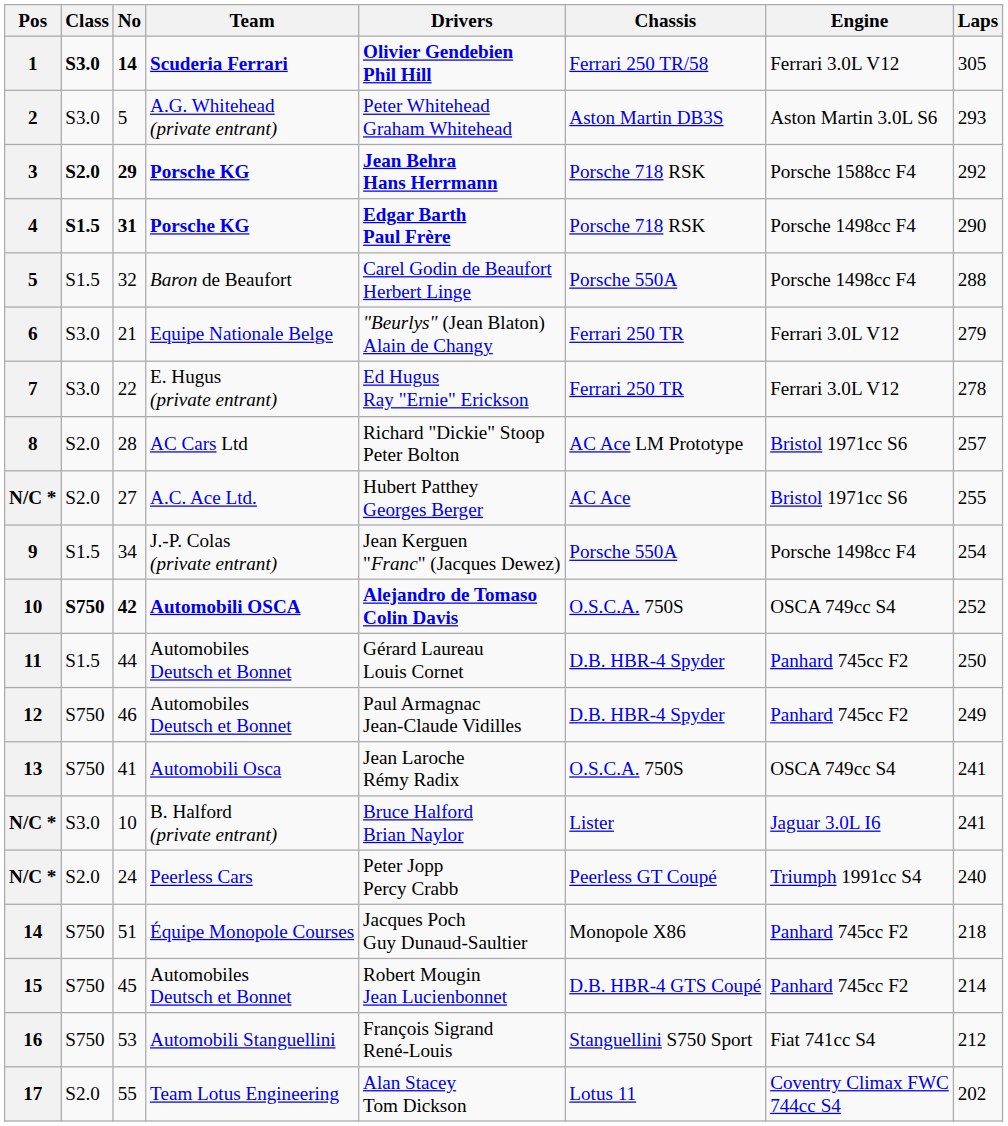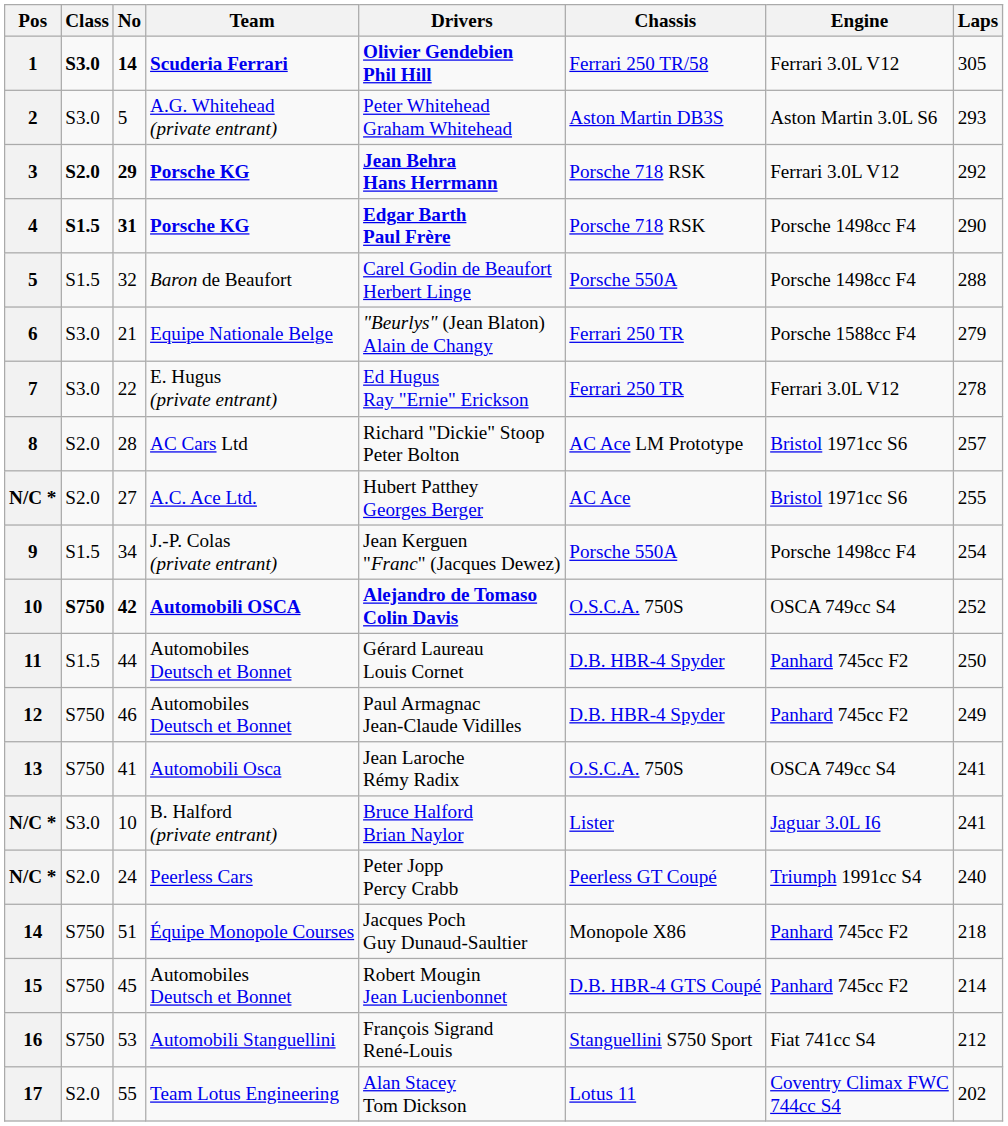(843, 171) Porsche 1588cc F4 -> (835, 171) Ferrari 3.0L V12
(835, 334) Ferrari 3.0L V12 -> (843, 334) Porsche 1588cc F4
